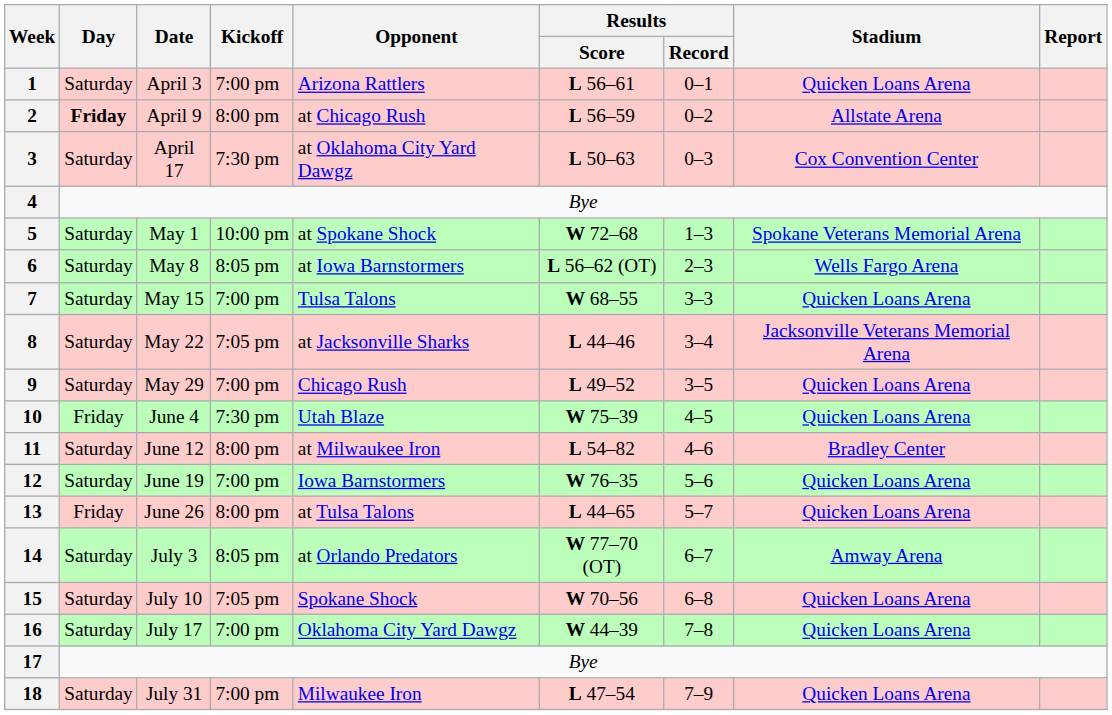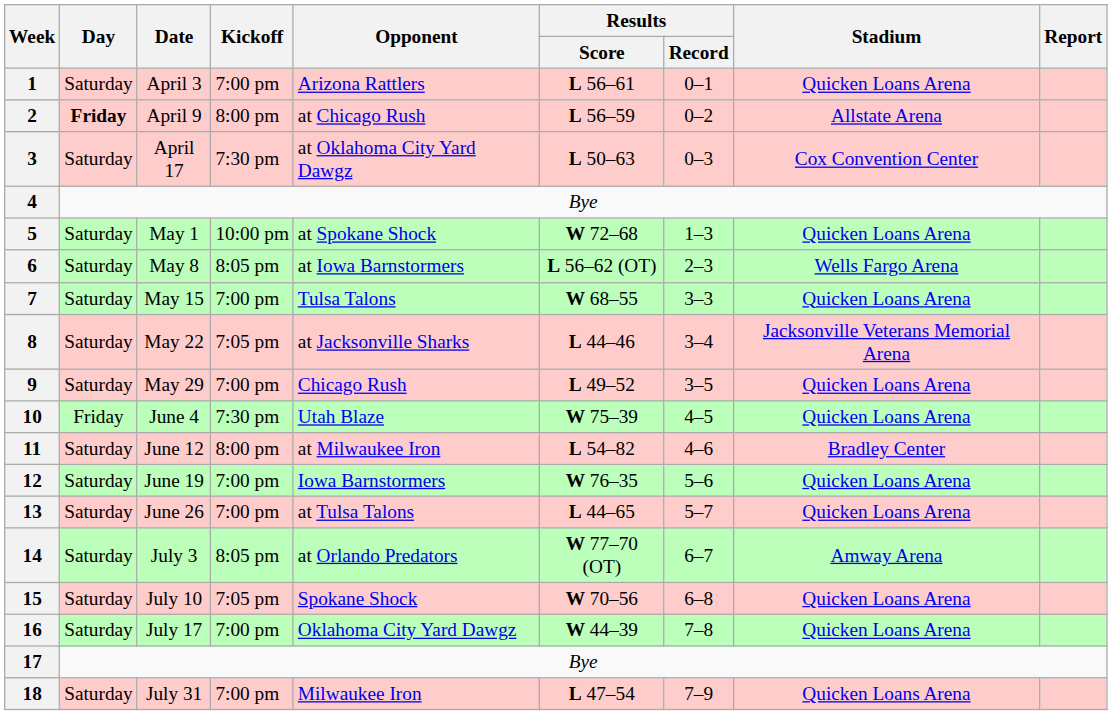(886, 234) Spokane Veterans Memorial Arena -> (886, 234) Quicken Loans Arena
(98, 511) Friday -> (98, 511) Saturday
(247, 511) 8:00 pm -> (247, 511) 7:00 pm
